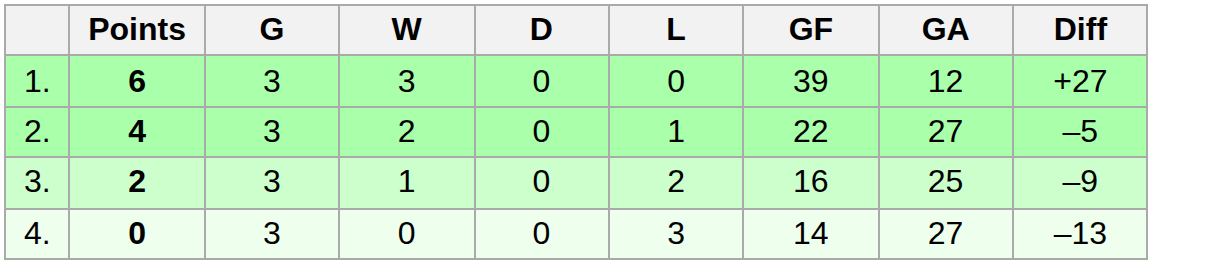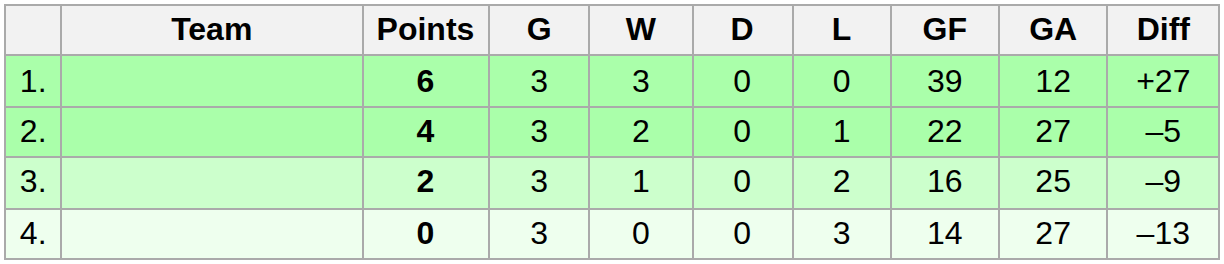+ column: (212, 29)
